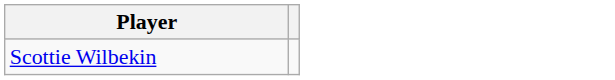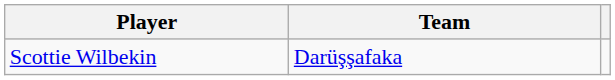+ column: (445, 21)
